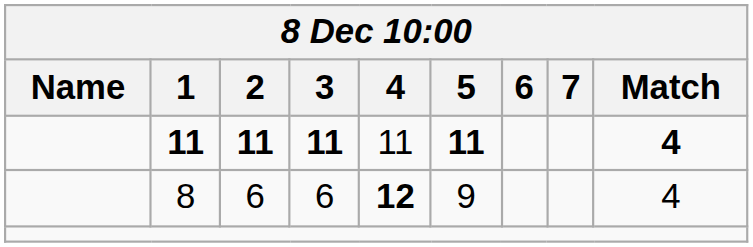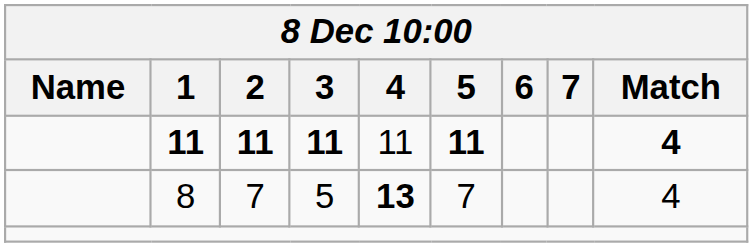(255, 197) 6 -> (255, 197) 7
(325, 197) 6 -> (325, 197) 5
(395, 197) 12 -> (395, 197) 13
(466, 197) 9 -> (466, 197) 7
